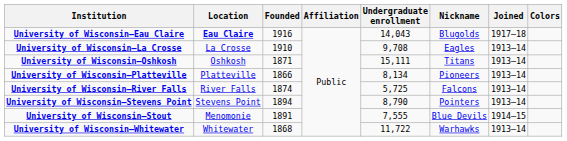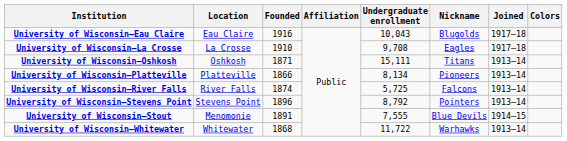(228, 34) bold -> (228, 34) normal
(395, 34) 14,043 -> (395, 34) 10,043
(508, 48) 1913–14 -> (508, 48) 1917–18
(282, 102) 1894 -> (282, 102) 1896
(395, 102) 8,790 -> (395, 102) 8,792
